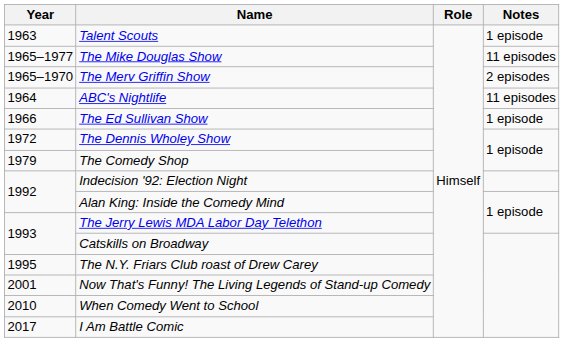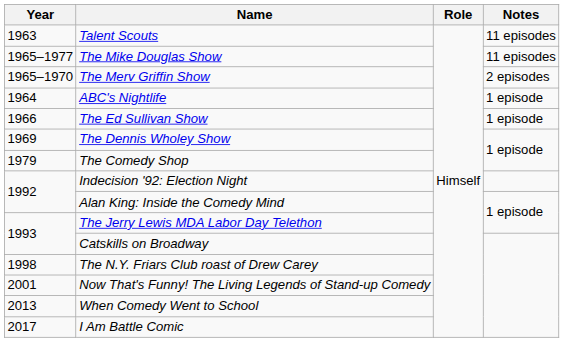(515, 35) 1 episode -> (521, 35) 11 episodes
(521, 98) 11 episodes -> (515, 98) 1 episode
(22, 139) 1972 -> (22, 139) 1969
(22, 264) 1995 -> (22, 264) 1998
(22, 306) 2010 -> (22, 306) 2013
